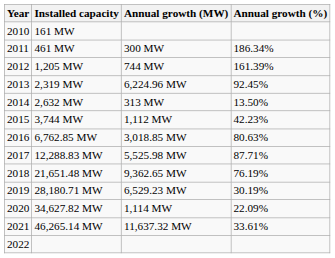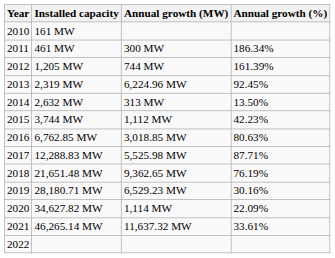(251, 191) 30.19% -> (251, 191) 30.16%
